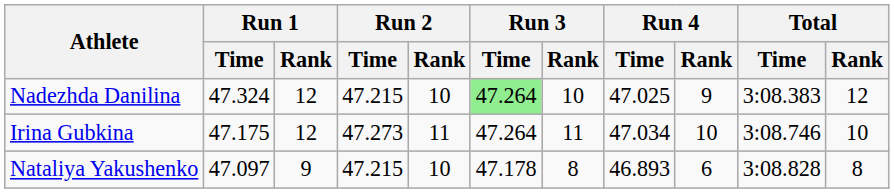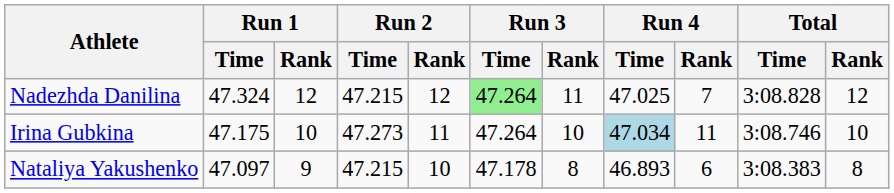(439, 96) 10 -> (439, 96) 12
(573, 96) 10 -> (573, 96) 11
(706, 96) 9 -> (706, 96) 7
(782, 96) 3:08.383 -> (782, 96) 3:08.828
(306, 132) 12 -> (306, 132) 10
(573, 132) 11 -> (573, 132) 10
(640, 132) no background -> (640, 132) lightblue background
(706, 132) 10 -> (706, 132) 11
(782, 169) 3:08.828 -> (782, 169) 3:08.383
